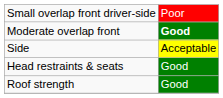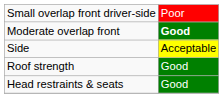rows swapped: (41, 84) <-> (65, 66)
